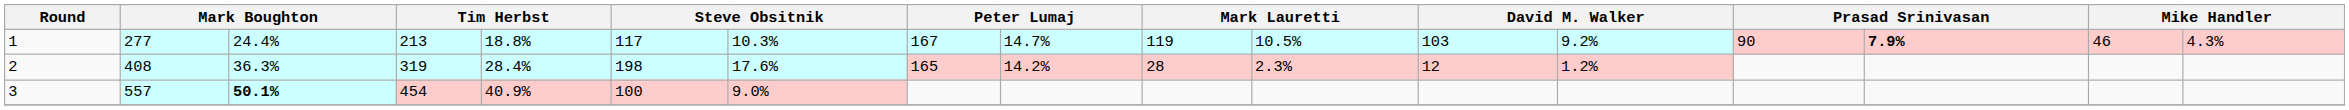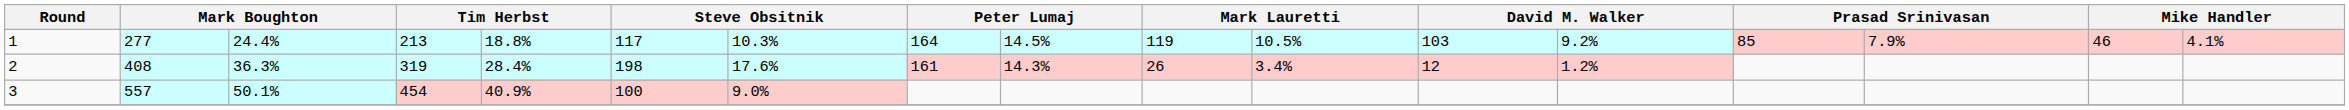(924, 42) 167 -> (924, 42) 164
(1027, 42) 14.7% -> (1027, 42) 14.5%
(1746, 42) 90 -> (1746, 42) 85
(1886, 42) bold -> (1886, 42) normal
(2205, 42) 4.3% -> (2205, 42) 4.1%
(924, 67) 165 -> (924, 67) 161
(1027, 67) 14.2% -> (1027, 67) 14.3%
(1155, 67) 28 -> (1155, 67) 26
(1274, 67) 2.3% -> (1274, 67) 3.4%
(256, 92) bold -> (256, 92) normal
